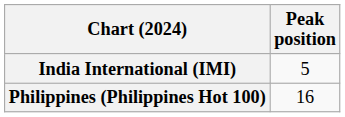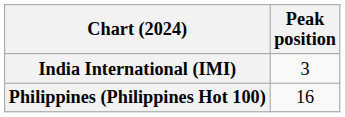(305, 68) 5 -> (305, 68) 3
